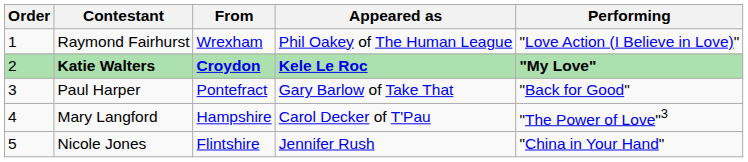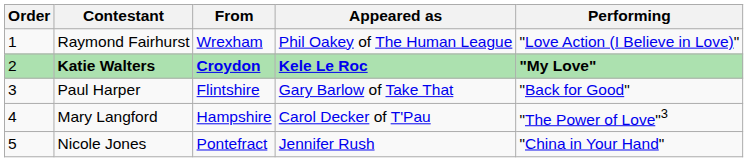(232, 90) Pontefract -> (228, 90) Flintshire
(228, 144) Flintshire -> (232, 144) Pontefract
